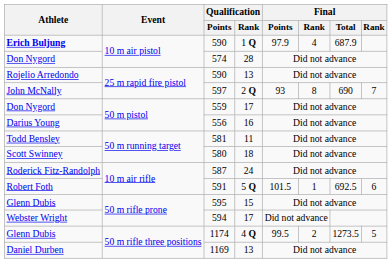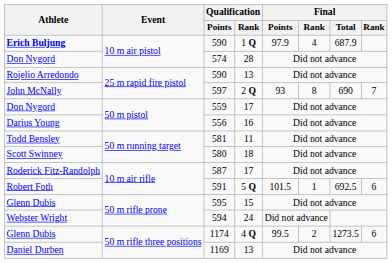(249, 171) 24 -> (249, 171) 17
(249, 218) 17 -> (249, 218) 24
(374, 234) 5 -> (374, 234) 6
